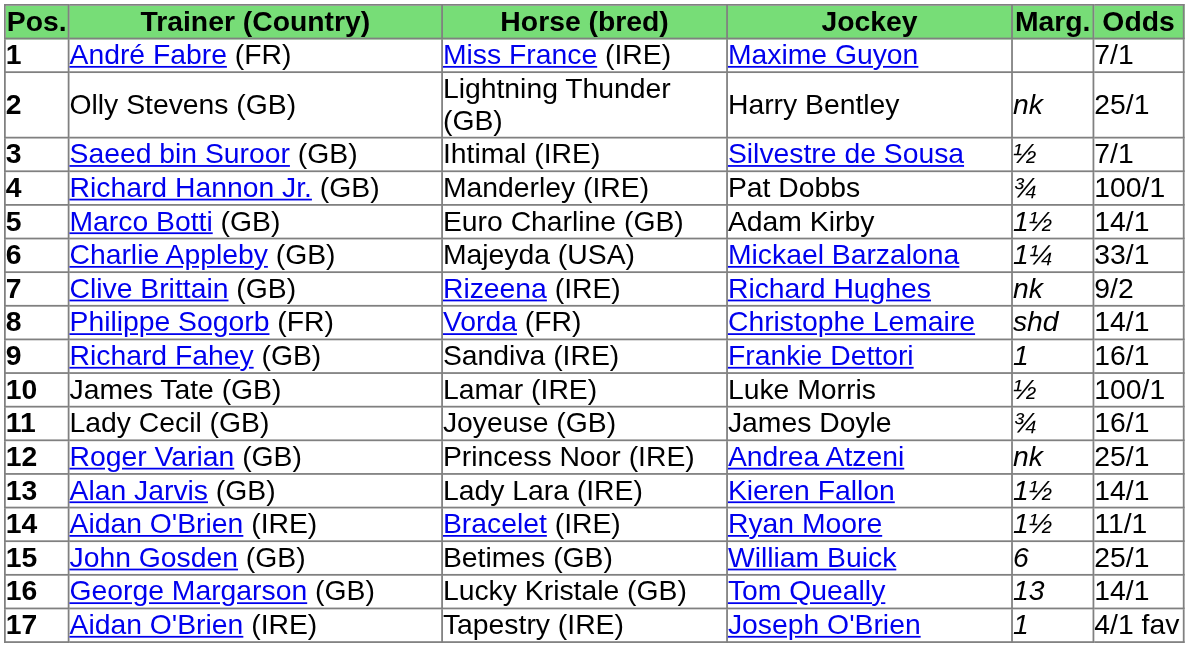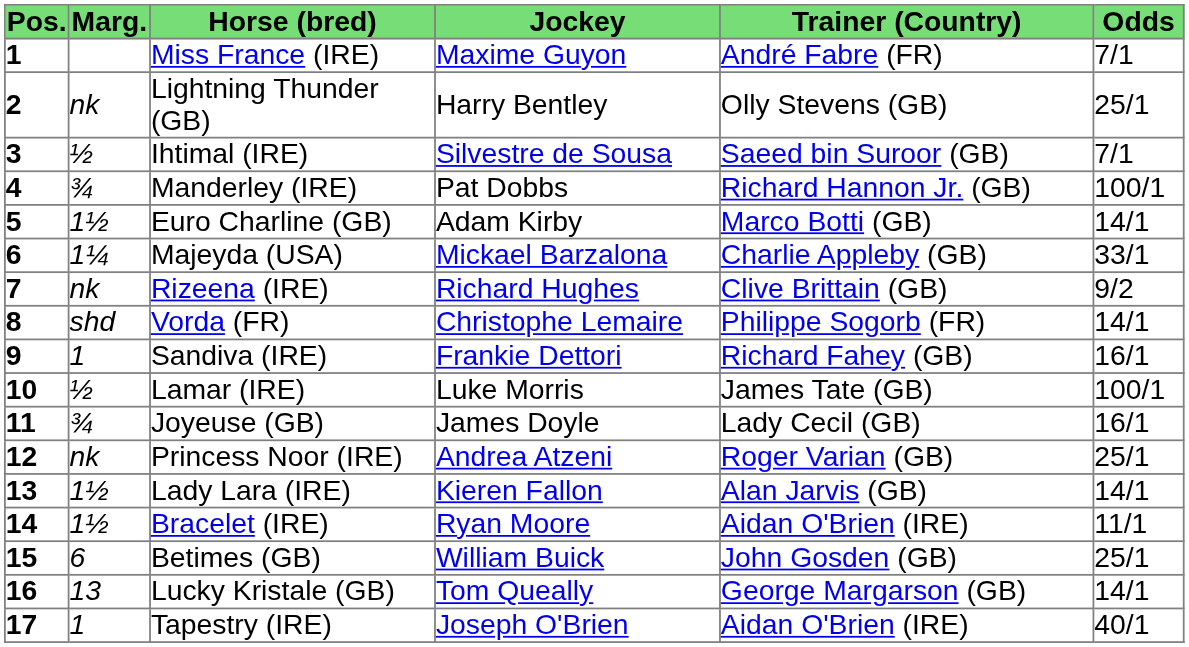columns swapped: (1053, 21) <-> (255, 21)
(1137, 624) 4/1 fav -> (1122, 624) 40/1
